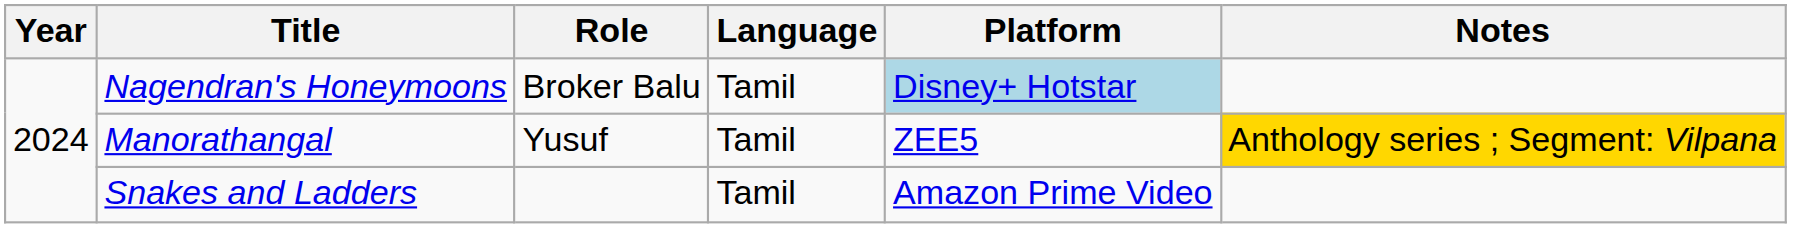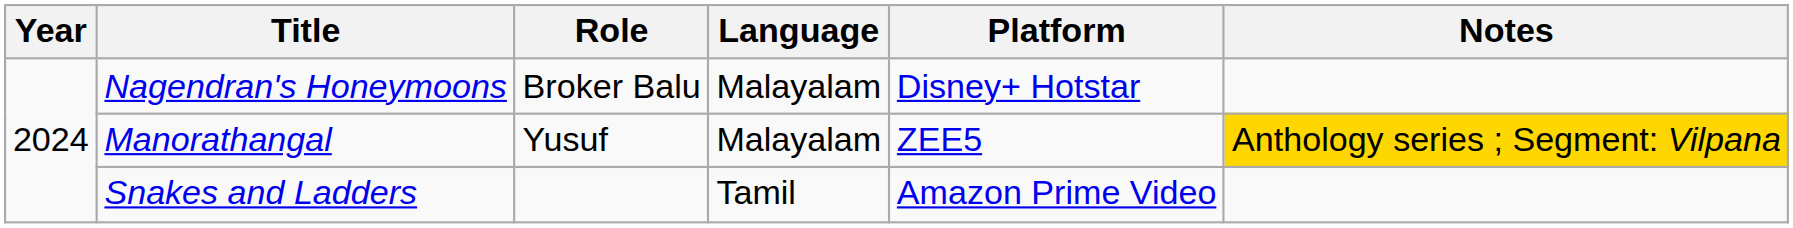(756, 85) Tamil -> (799, 85) Malayalam
(1015, 85) lightblue background -> (1019, 85) no background
(756, 139) Tamil -> (799, 139) Malayalam
